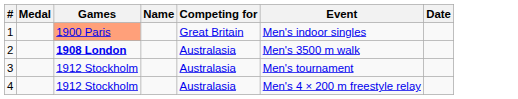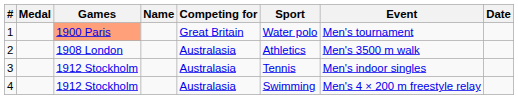+ column: (290, 14)
(314, 32) Men's indoor singles -> (368, 32) Men's tournament
(91, 50) bold -> (90, 50) normal
(308, 68) Men's tournament -> (374, 68) Men's indoor singles
